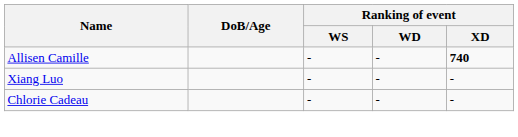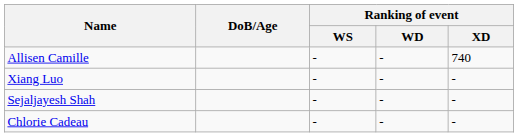(459, 57) bold -> (461, 57) normal
+ row: (51, 100)
